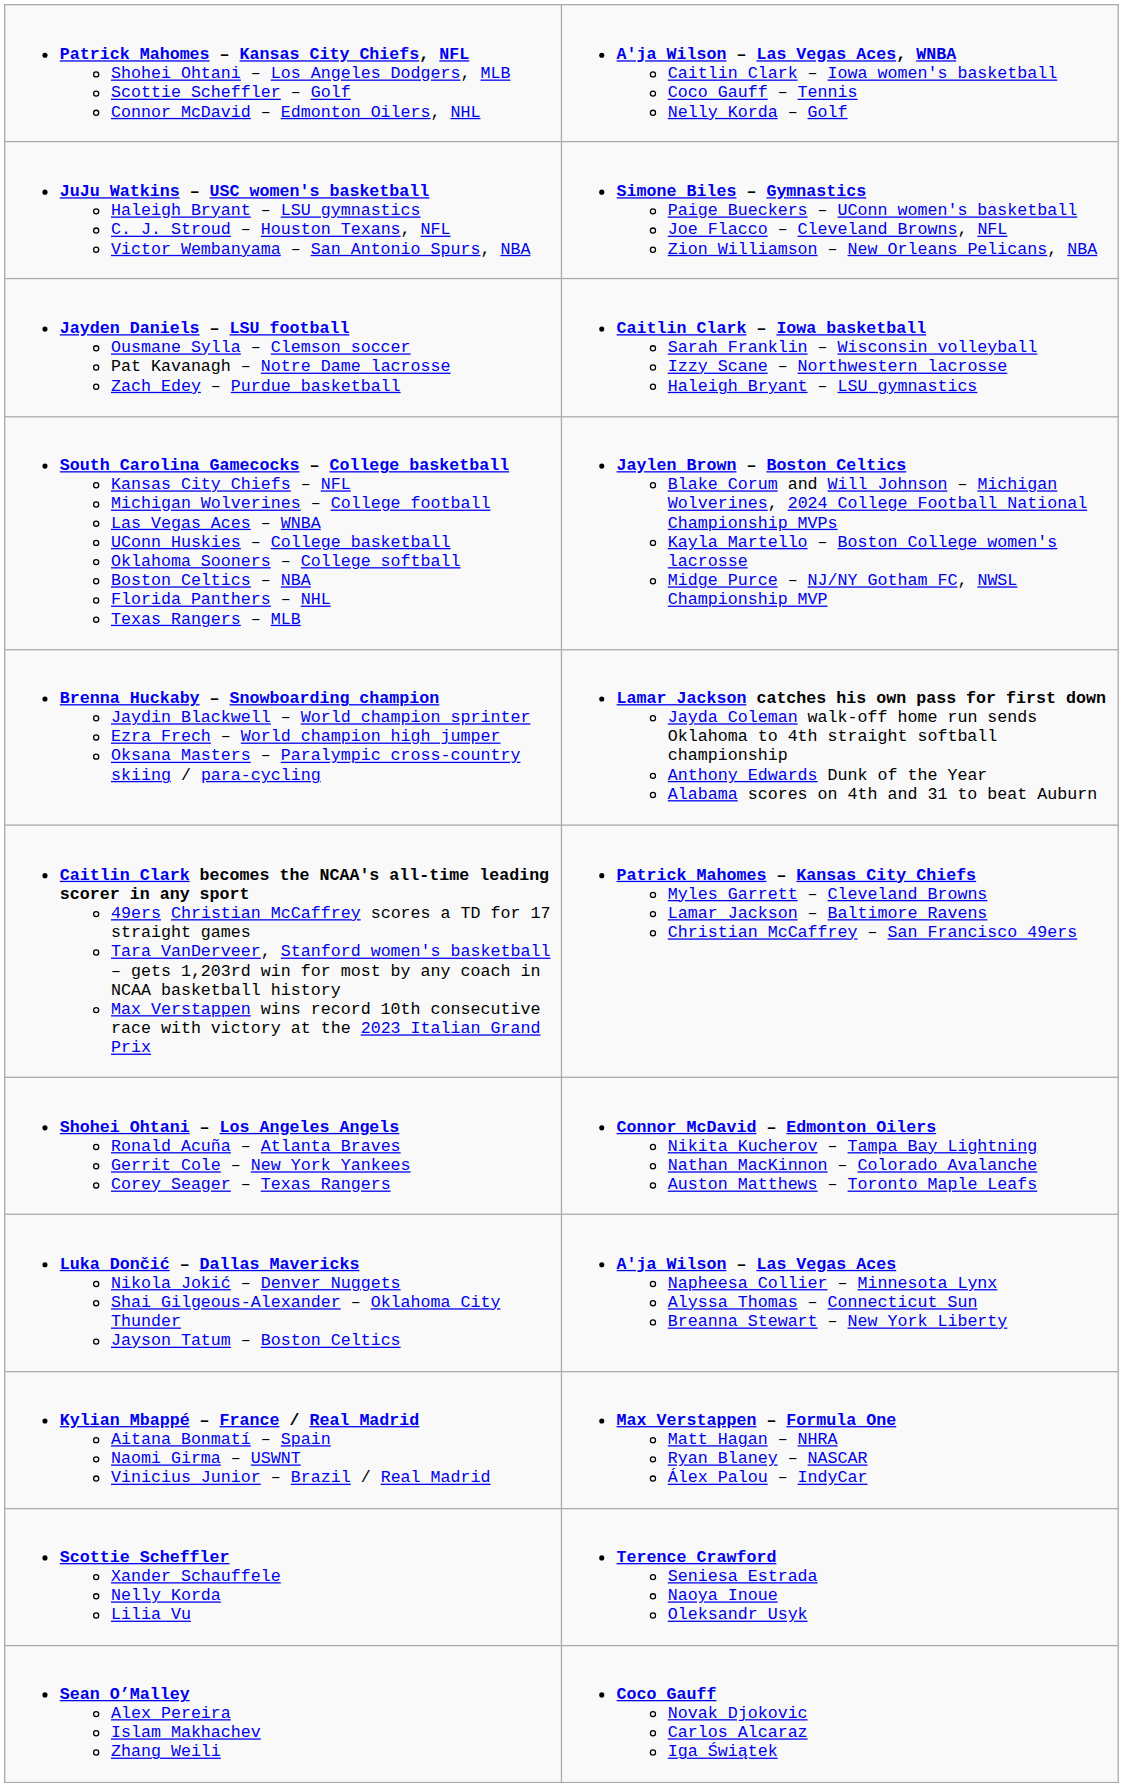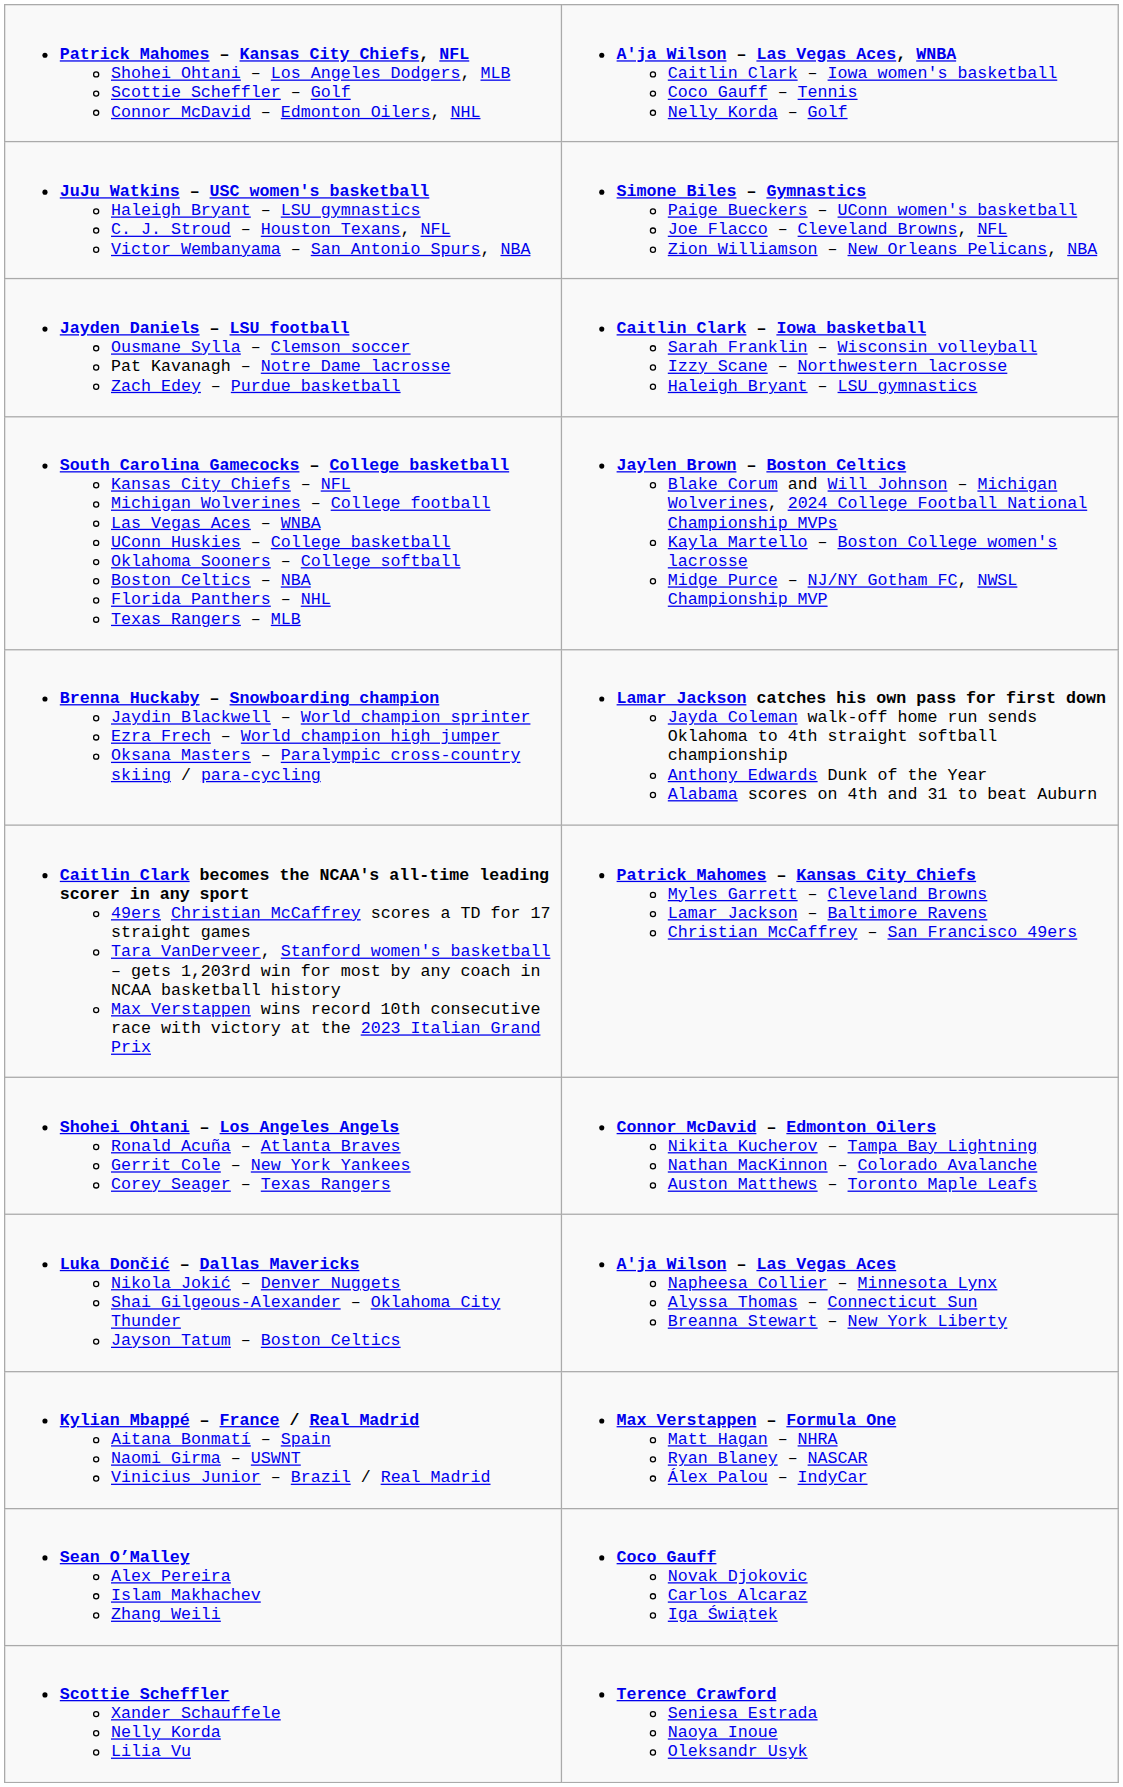rows swapped: (283, 1586) <-> (283, 1724)
